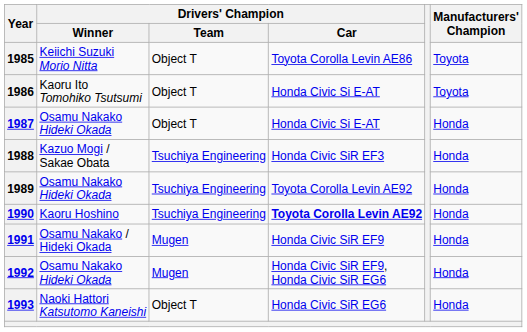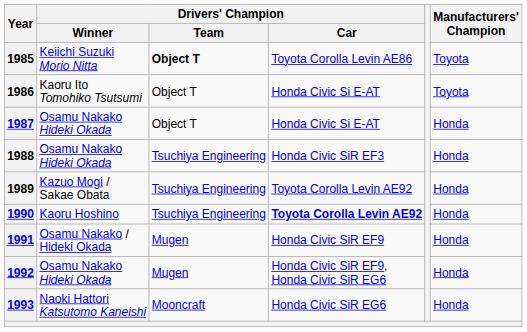(174, 59) normal -> (176, 59) bold
(74, 156) Kazuo Mogi / Sakae Obata -> (81, 156) Osamu Nakako Hideki Okada
(81, 189) Osamu Nakako Hideki Okada -> (74, 189) Kazuo Mogi / Sakae Obata
(174, 305) Object T -> (178, 305) Mooncraft
